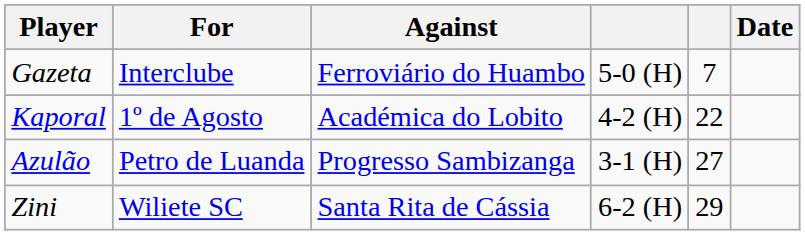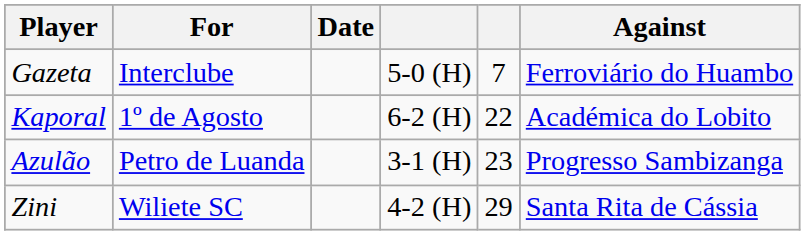columns swapped: (451, 26) <-> (765, 26)
(640, 116) 4-2 (H) -> (429, 116) 6-2 (H)
(709, 161) 27 -> (499, 161) 23
(640, 206) 6-2 (H) -> (429, 206) 4-2 (H)
